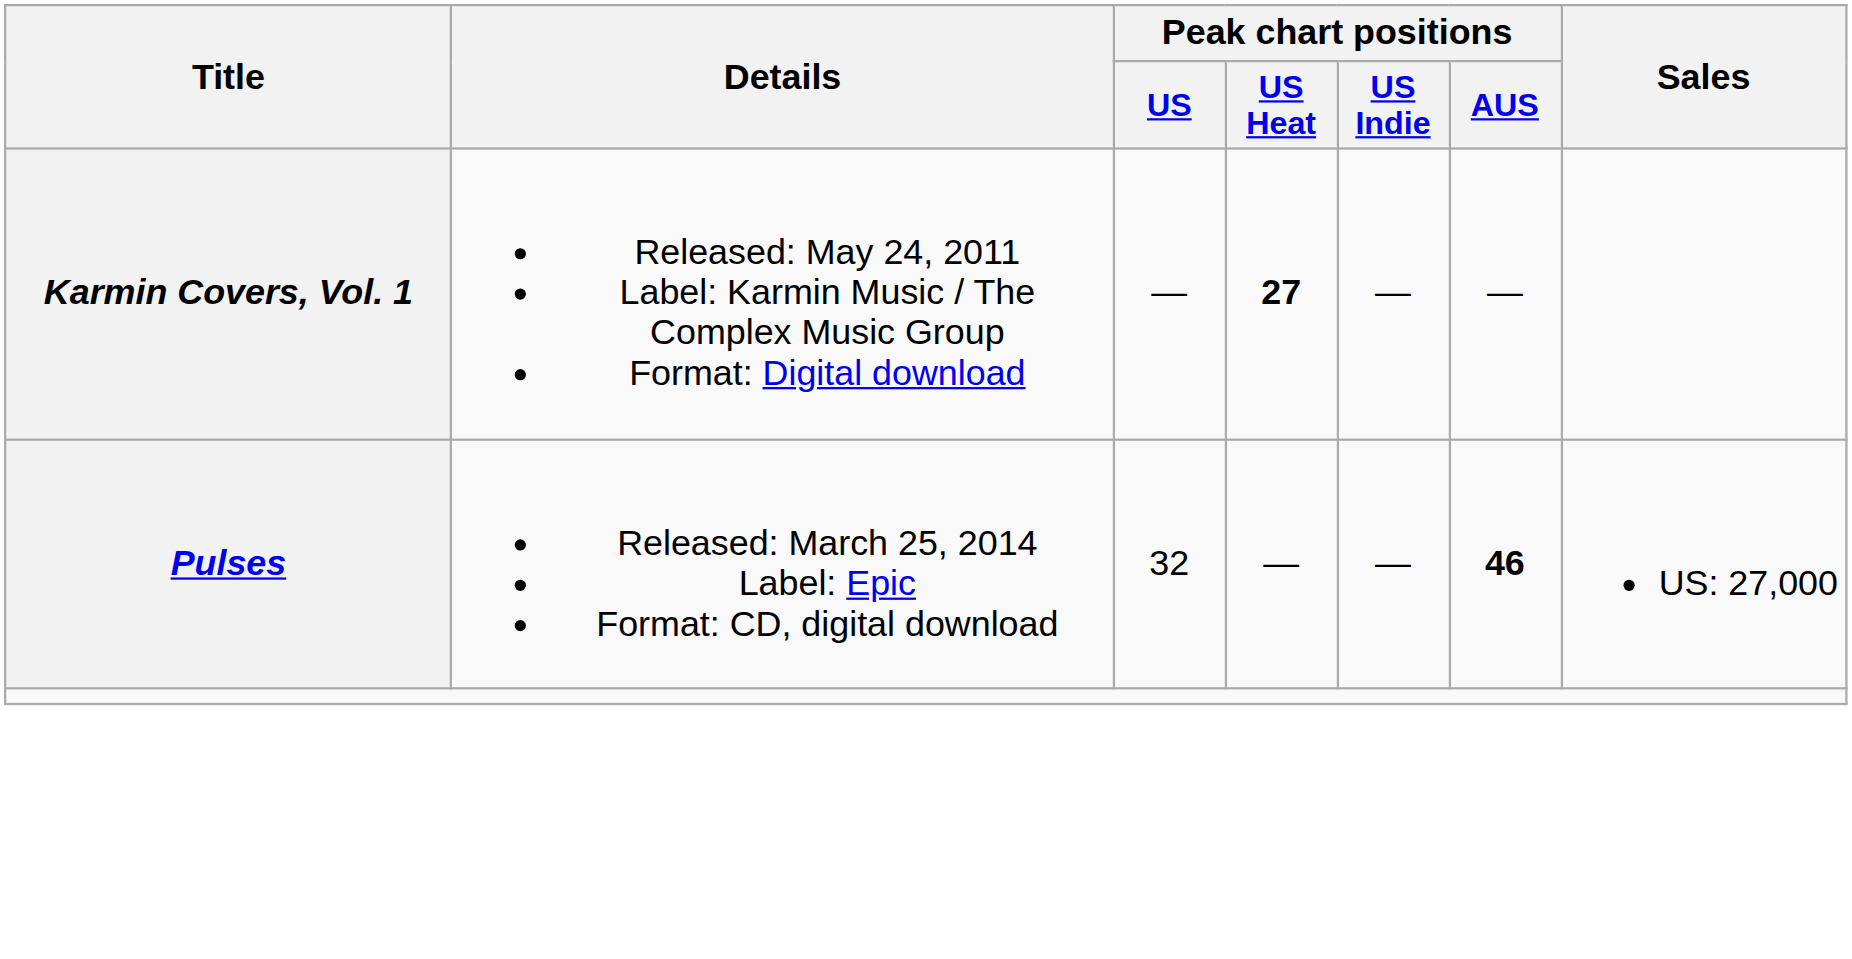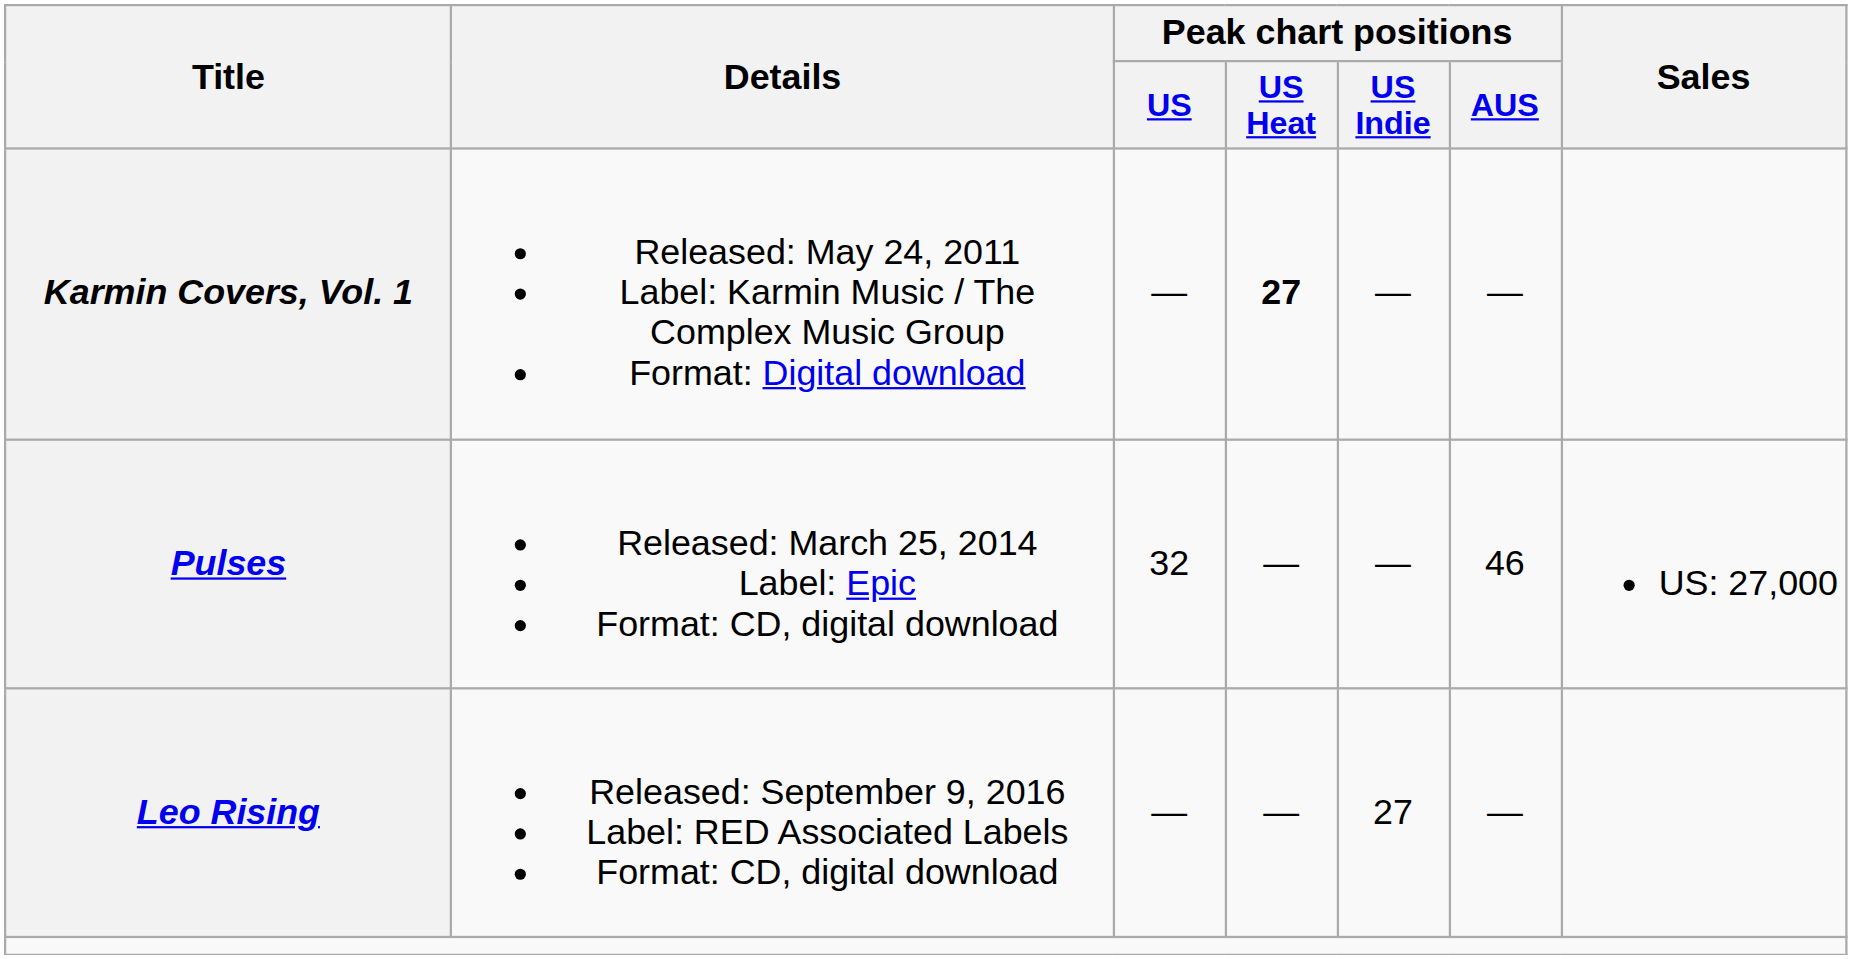(1505, 562) bold -> (1505, 562) normal
+ row: (228, 812)
